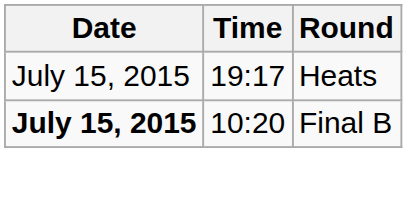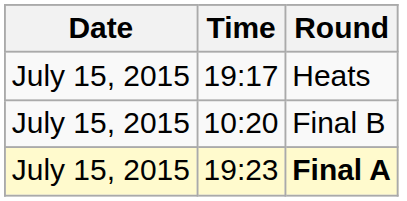(104, 123) bold -> (101, 123) normal
+ row: (342, 170)
